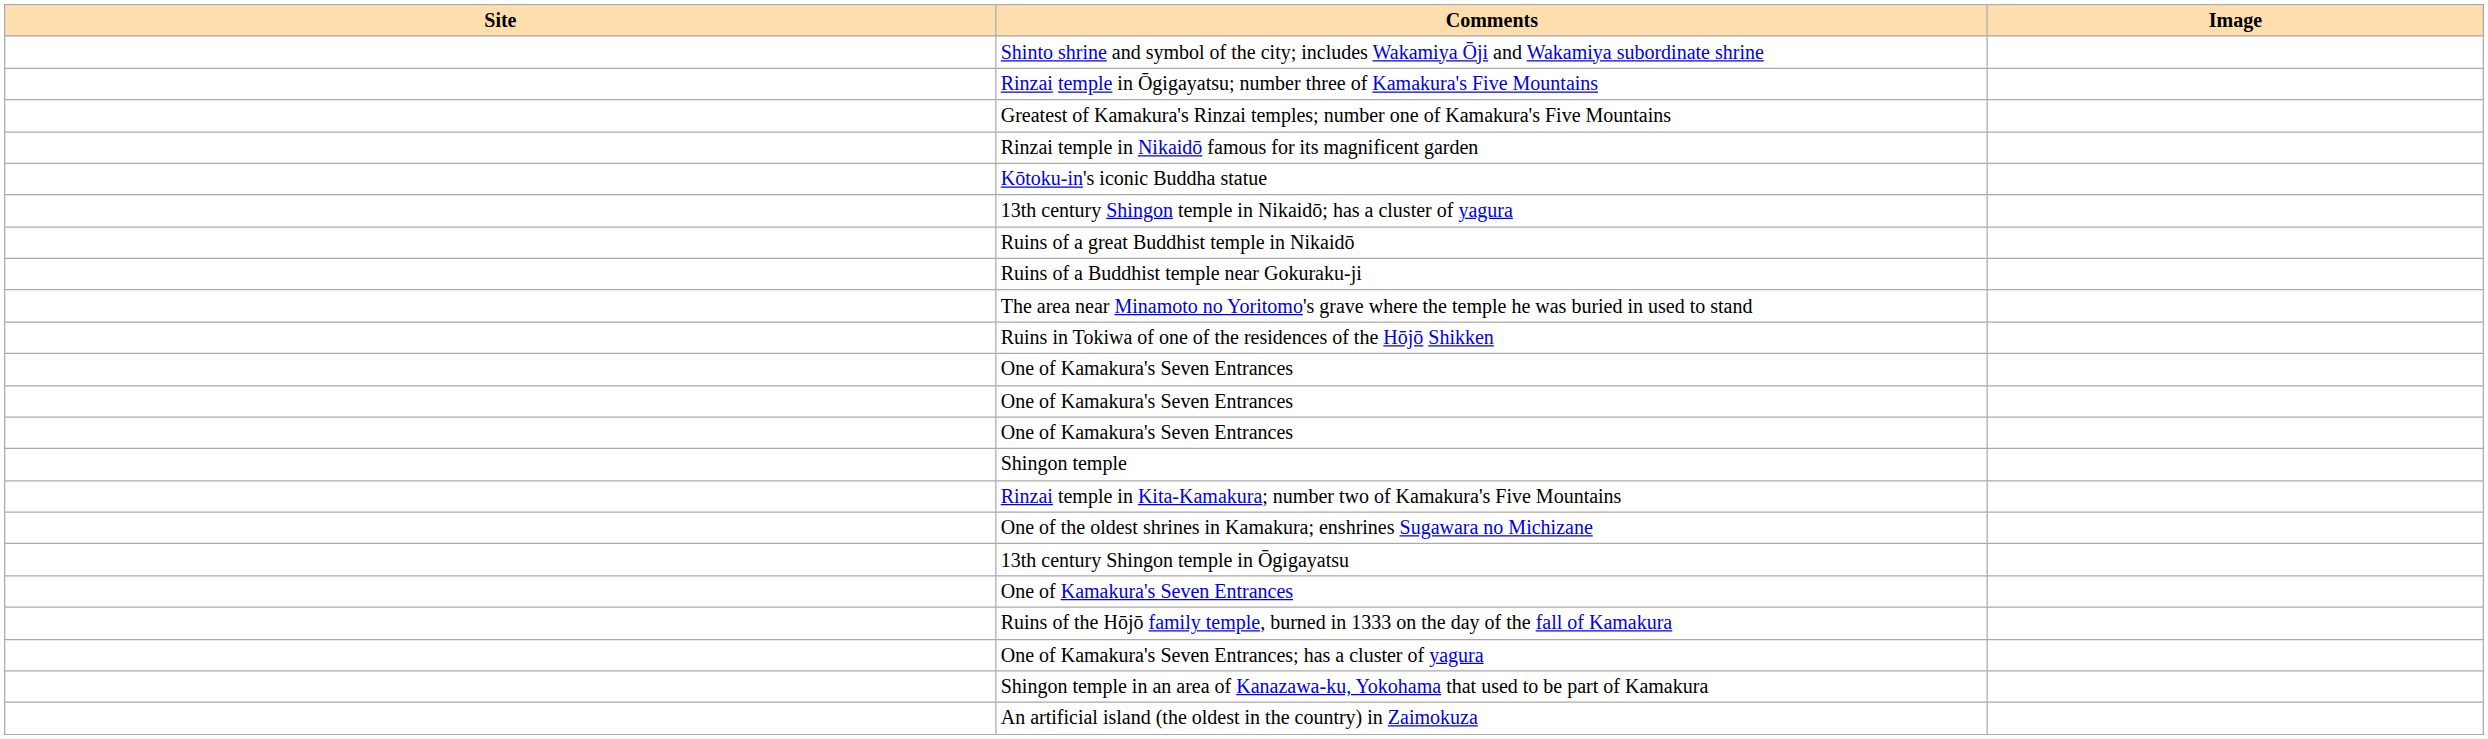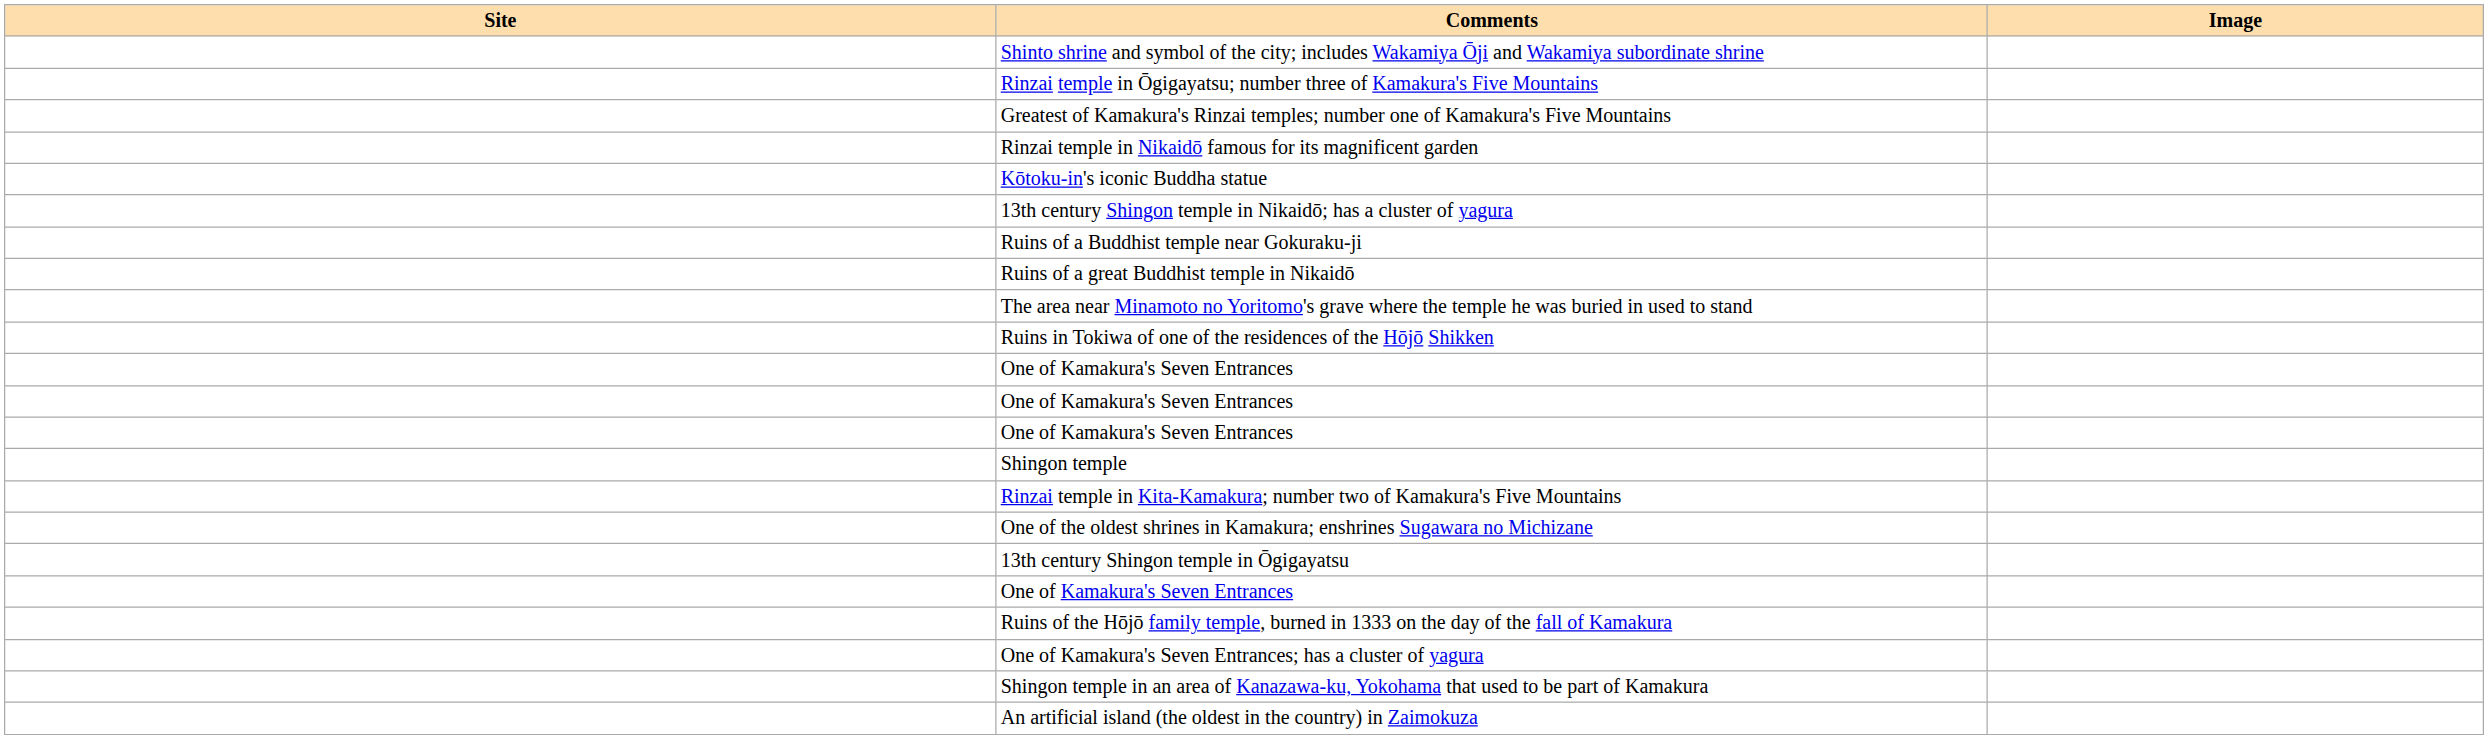rows swapped: (500, 274) <-> (500, 243)
